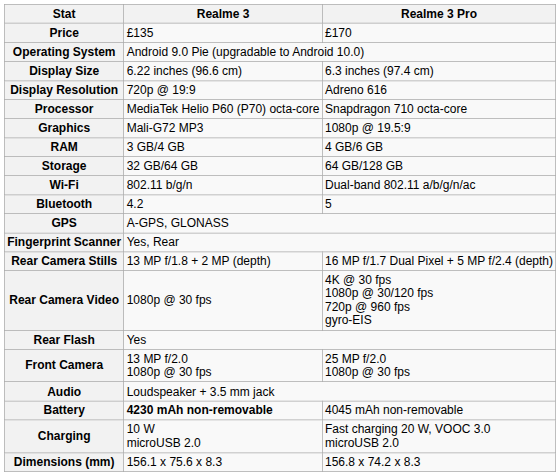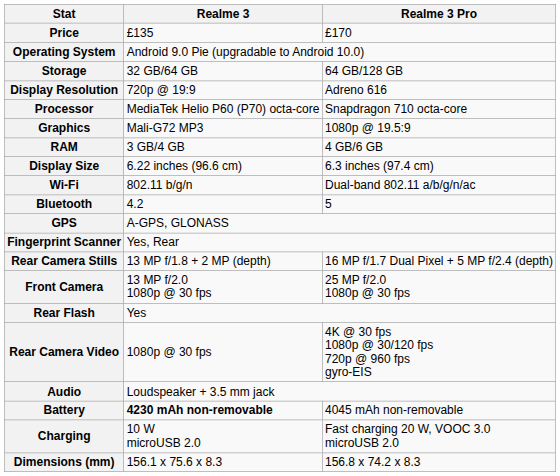rows swapped: (64, 71) <-> (64, 166)
rows swapped: (64, 300) <-> (64, 365)
